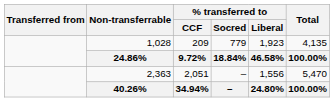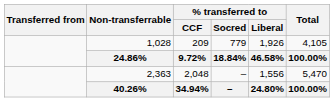(272, 43) 1,923 -> (272, 43) 1,926
(315, 43) 4,135 -> (315, 43) 4,105
(196, 74) 2,051 -> (196, 74) 2,048
